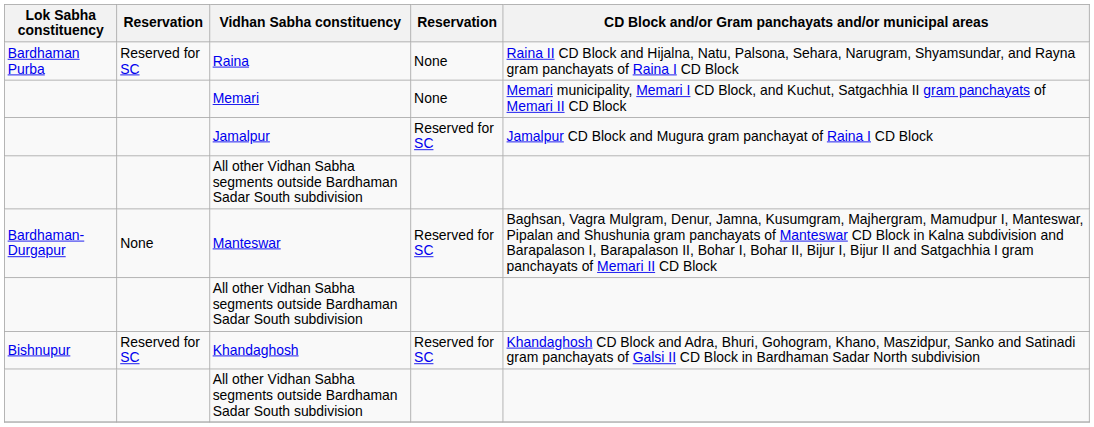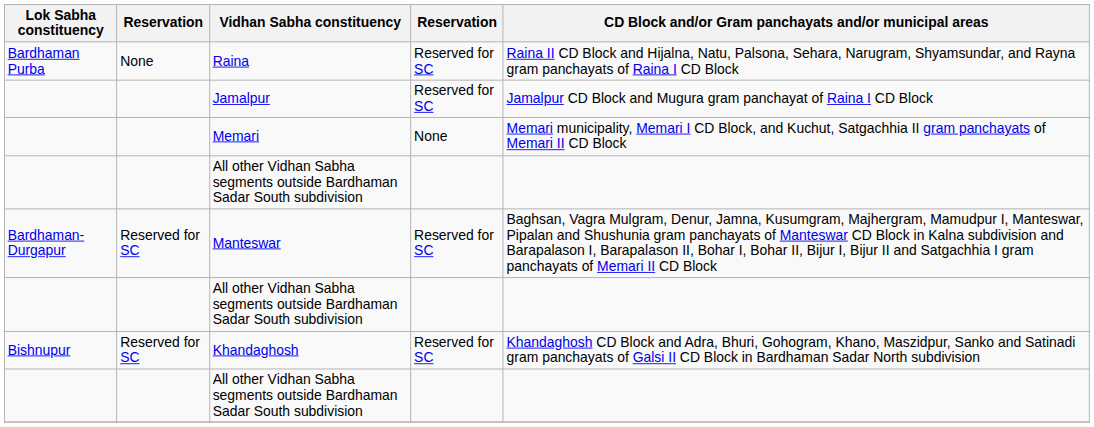(160, 61) Reserved for SC -> (137, 61) None
(431, 61) None -> (454, 61) Reserved for SC
rows swapped: (61, 137) <-> (61, 99)
(137, 243) None -> (160, 243) Reserved for SC
